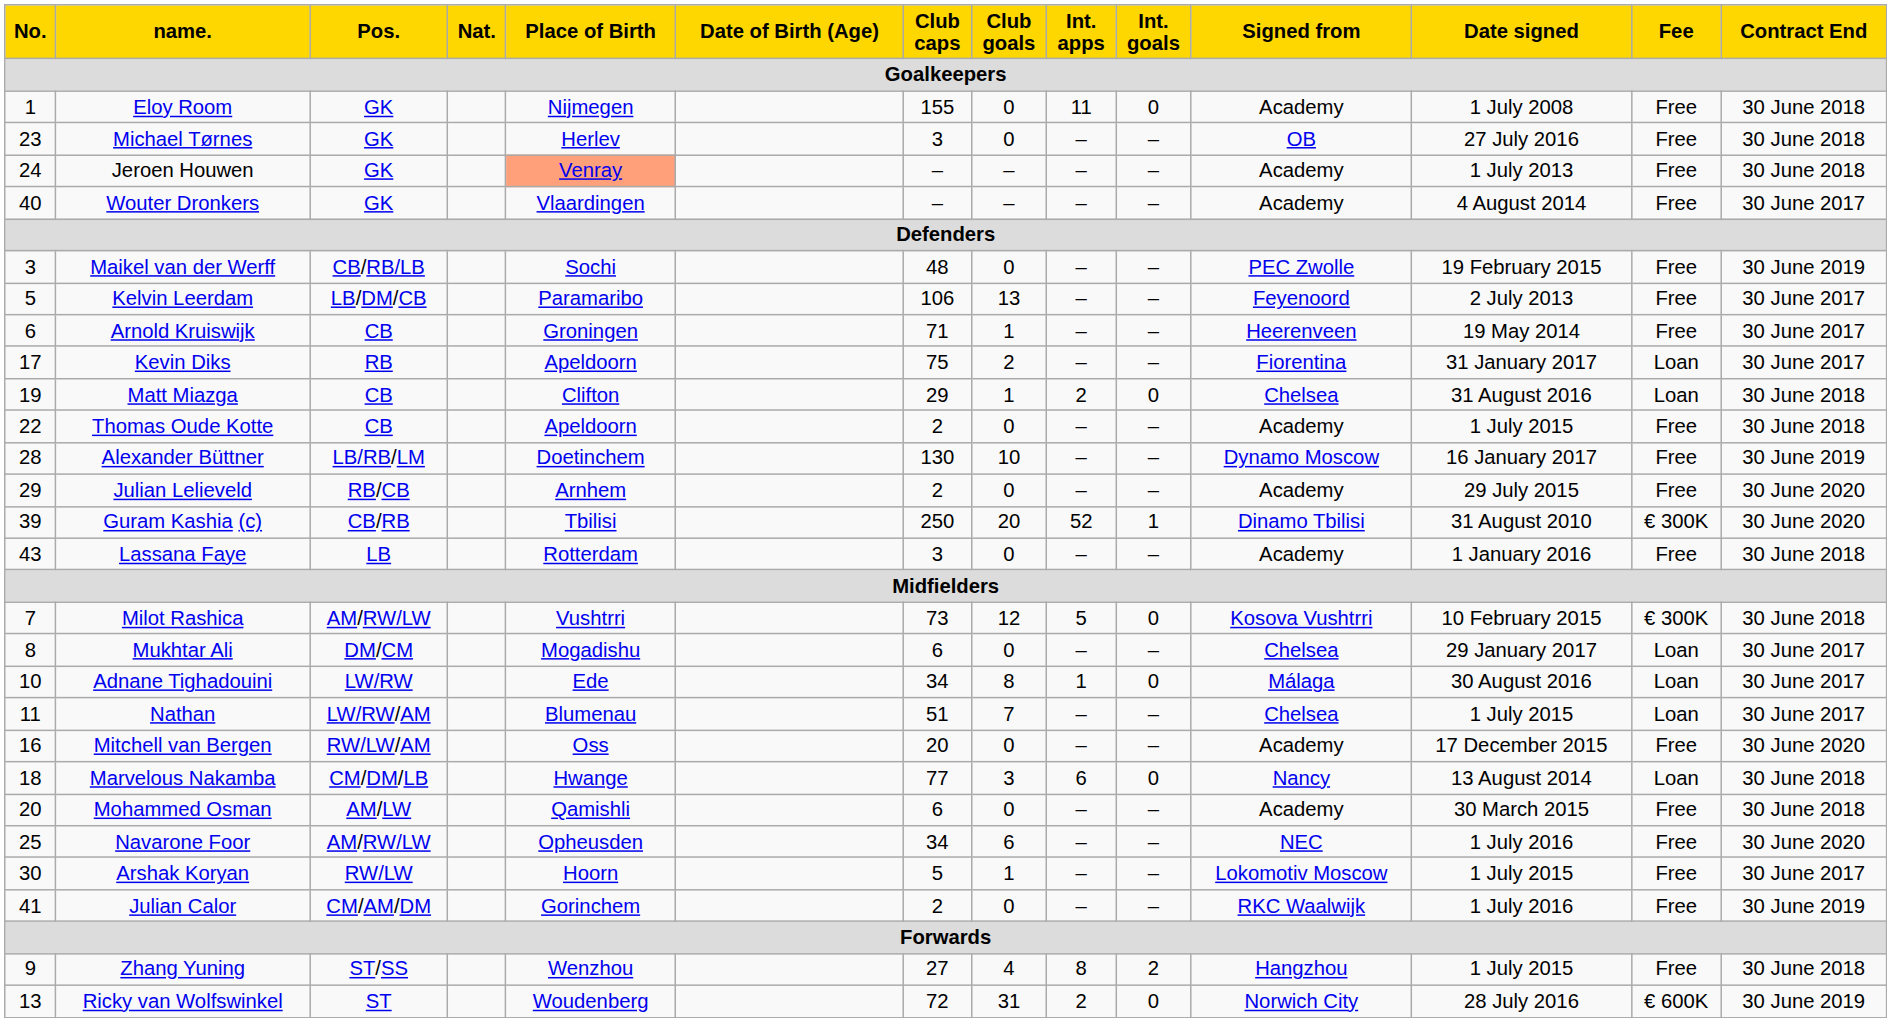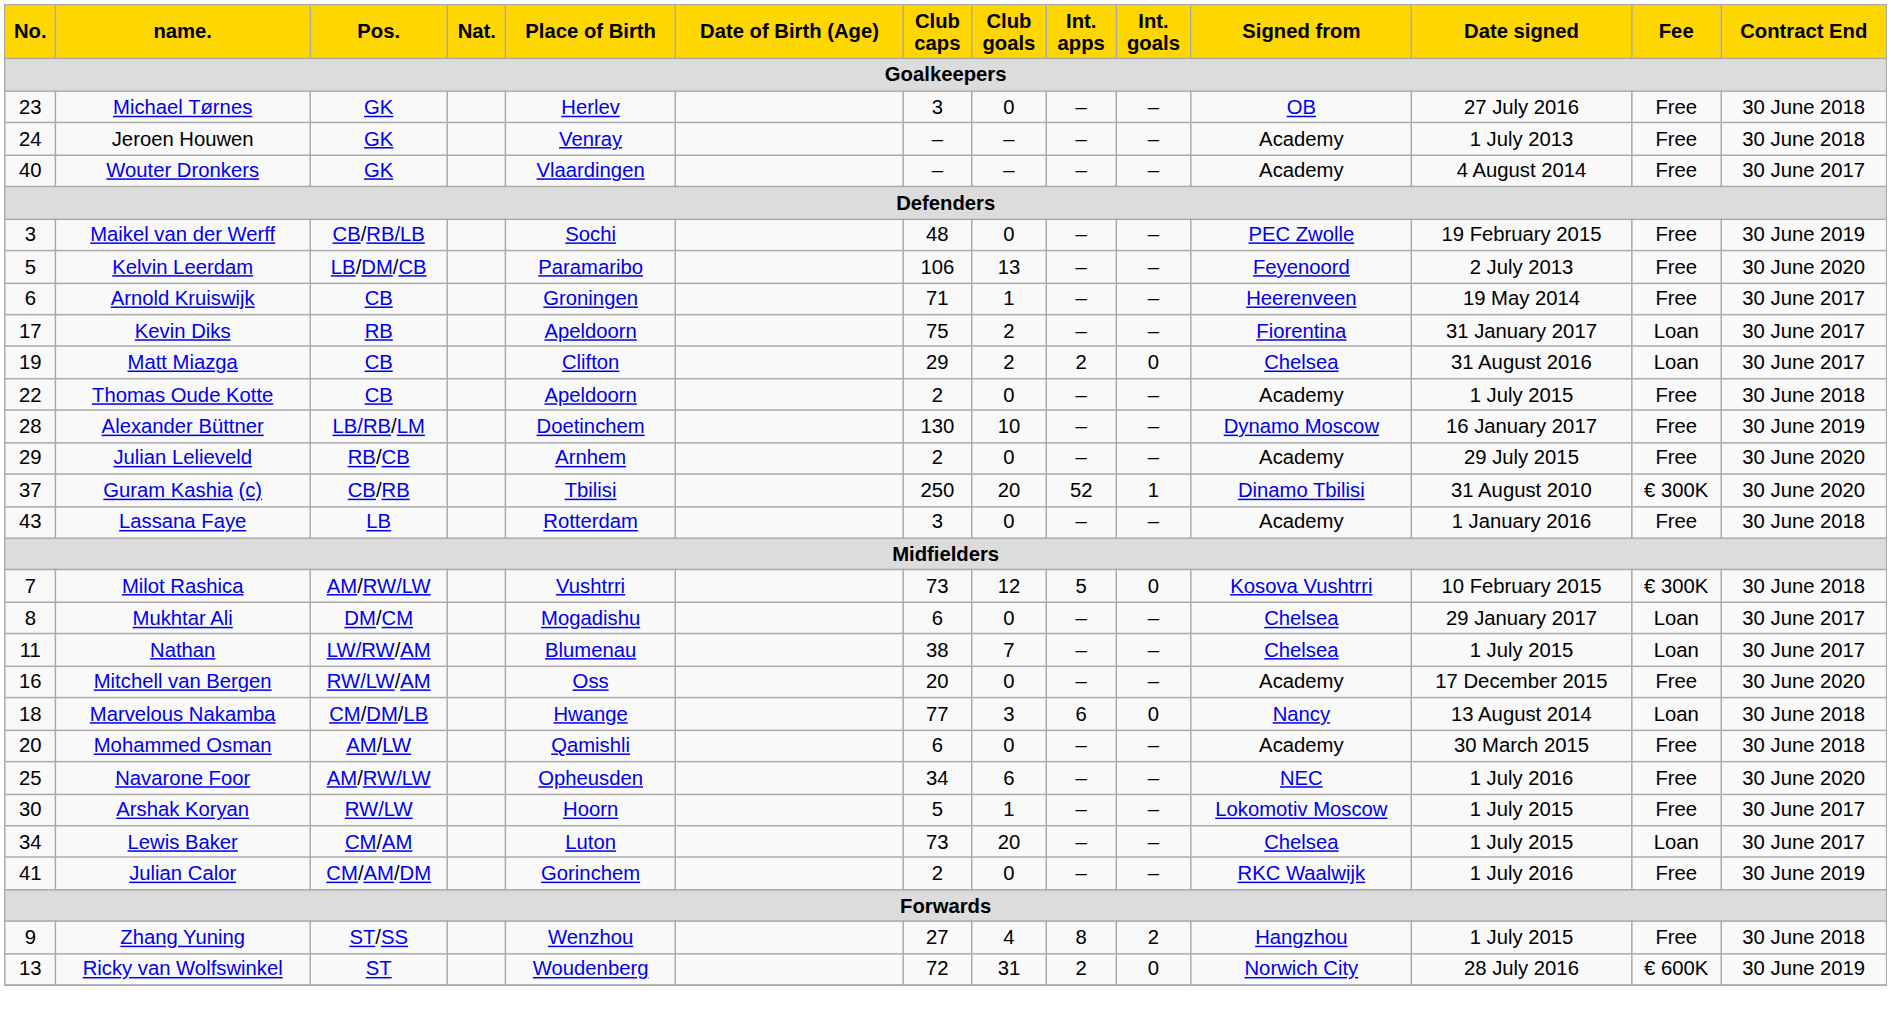- row: (183, 107)
(591, 170) lightsalmon background -> (591, 138) no background
(1804, 298) 30 June 2017 -> (1804, 266) 30 June 2020
(1009, 394) 1 -> (1009, 362) 2
(1804, 394) 30 June 2018 -> (1804, 362) 30 June 2017
(30, 522) 39 -> (30, 490) 37
- row: (183, 681)
(937, 713) 51 -> (937, 650) 38
+ row: (183, 841)
